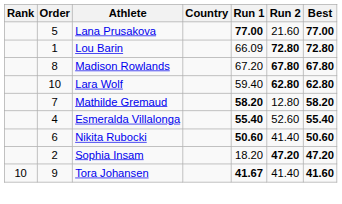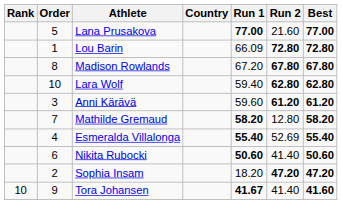+ row: (106, 102)
(285, 119) 52.60 -> (285, 137) 52.69
